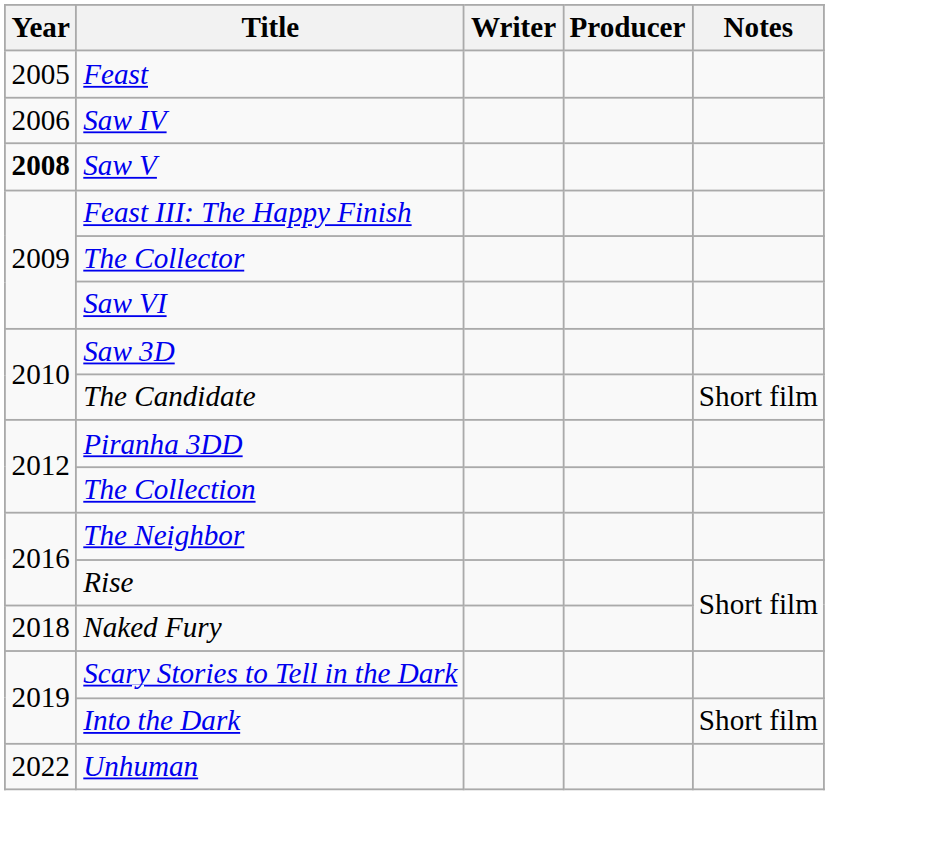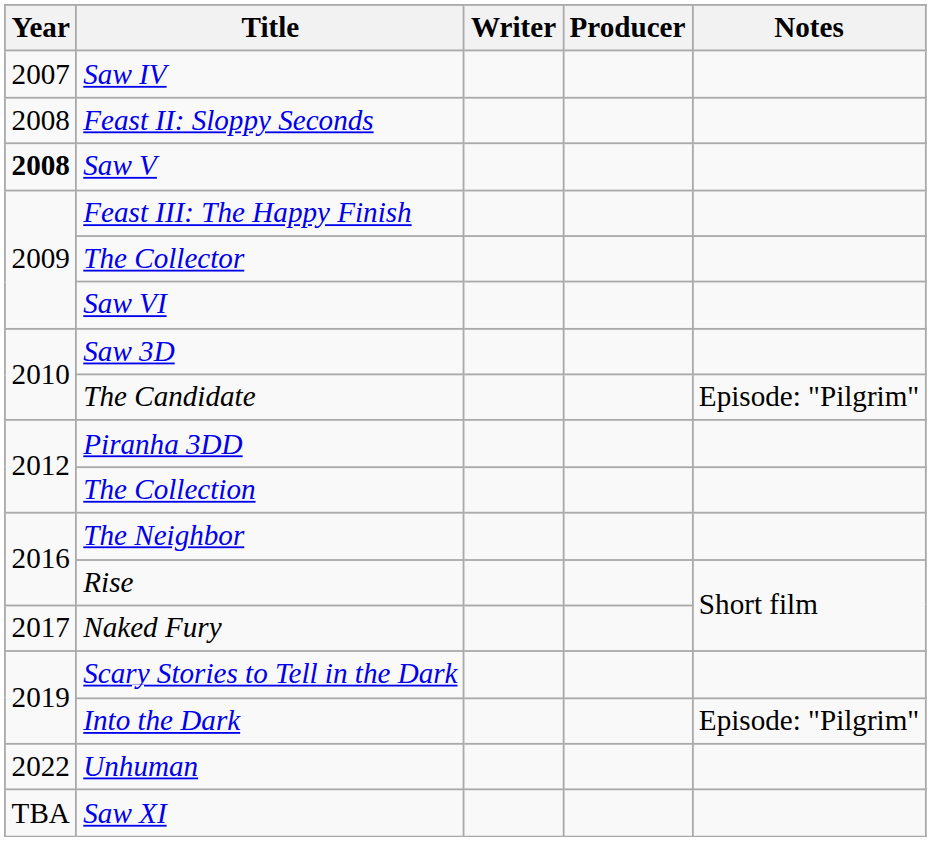- row: (116, 73)
(41, 119) 2006 -> (41, 73) 2007
+ row: (228, 119)
(758, 397) Short film -> (809, 397) Episode: "Pilgrim"
(41, 627) 2018 -> (41, 627) 2017
(758, 720) Short film -> (809, 720) Episode: "Pilgrim"
+ row: (125, 812)
